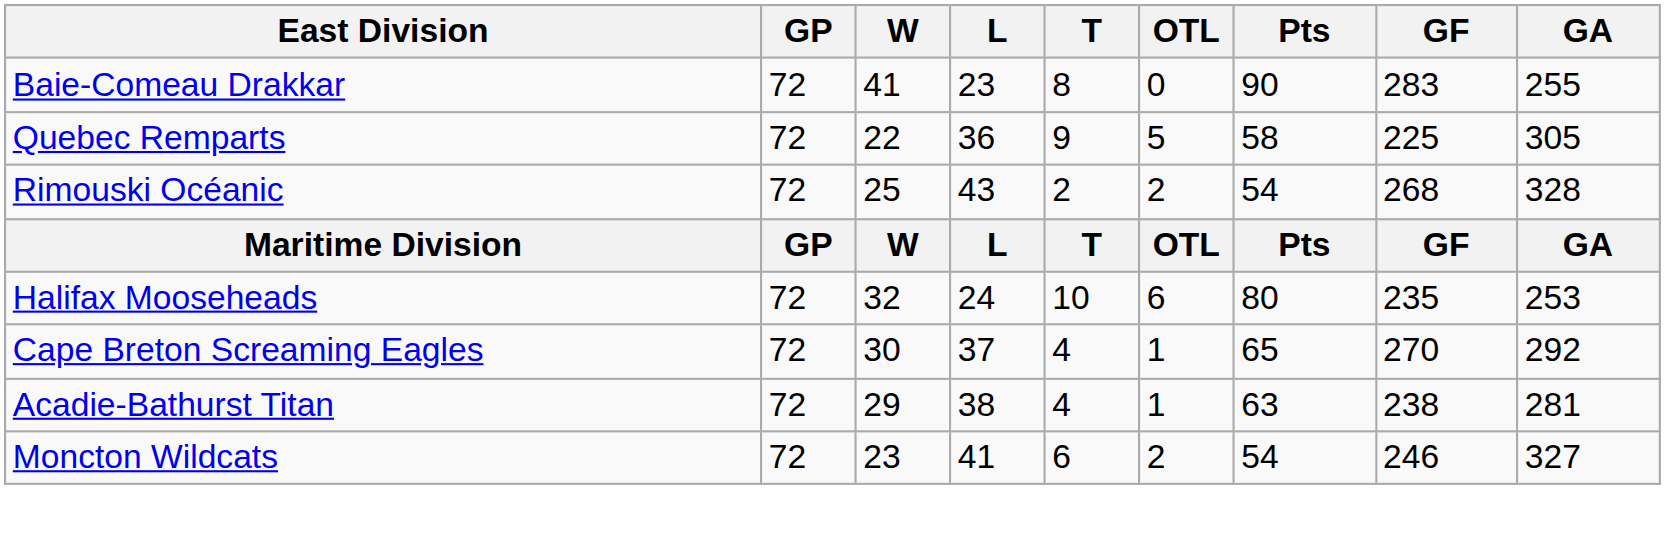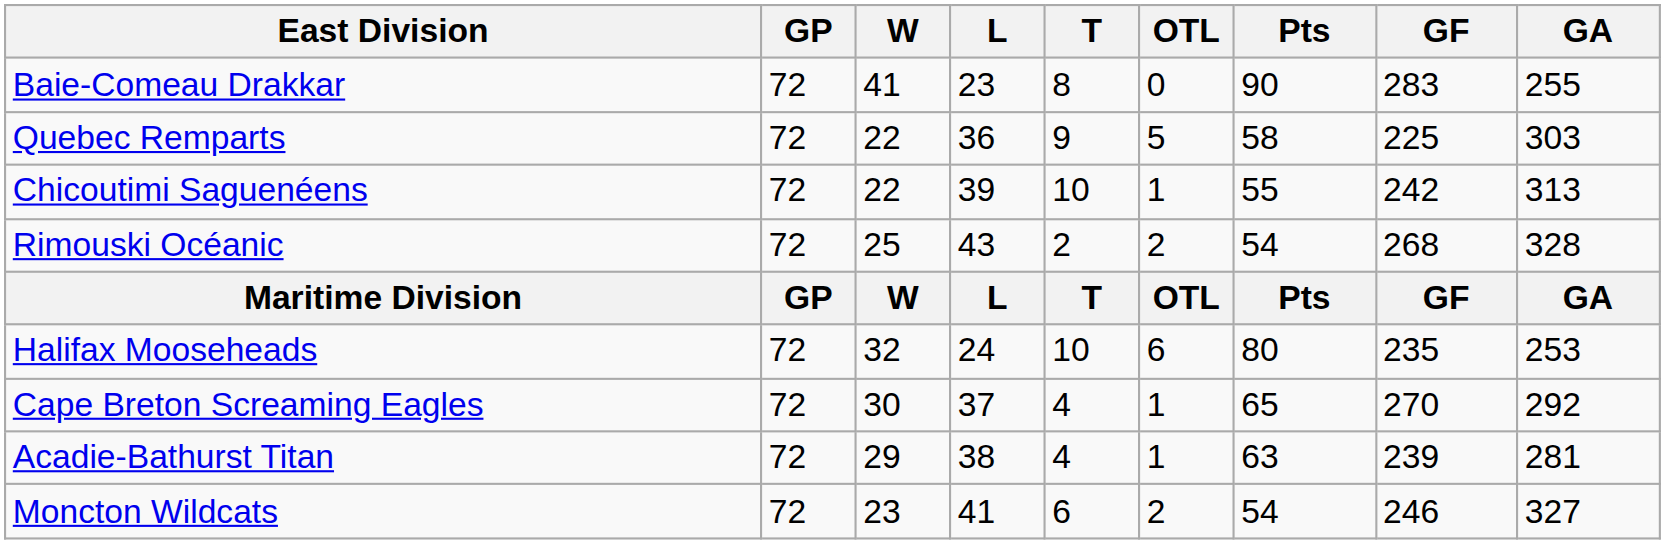(1553, 137) 305 -> (1553, 137) 303
+ row: (190, 191)
(1411, 404) 238 -> (1411, 457) 239
